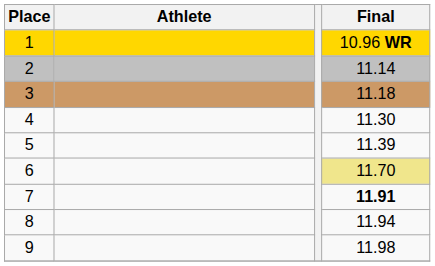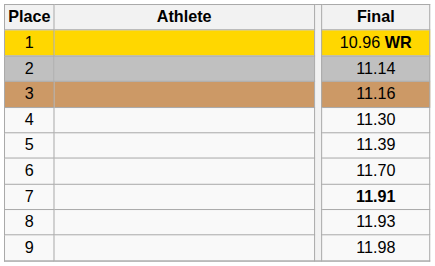(376, 94) 11.18 -> (376, 94) 11.16
(376, 171) khaki background -> (376, 171) no background
(376, 222) 11.94 -> (376, 222) 11.93
